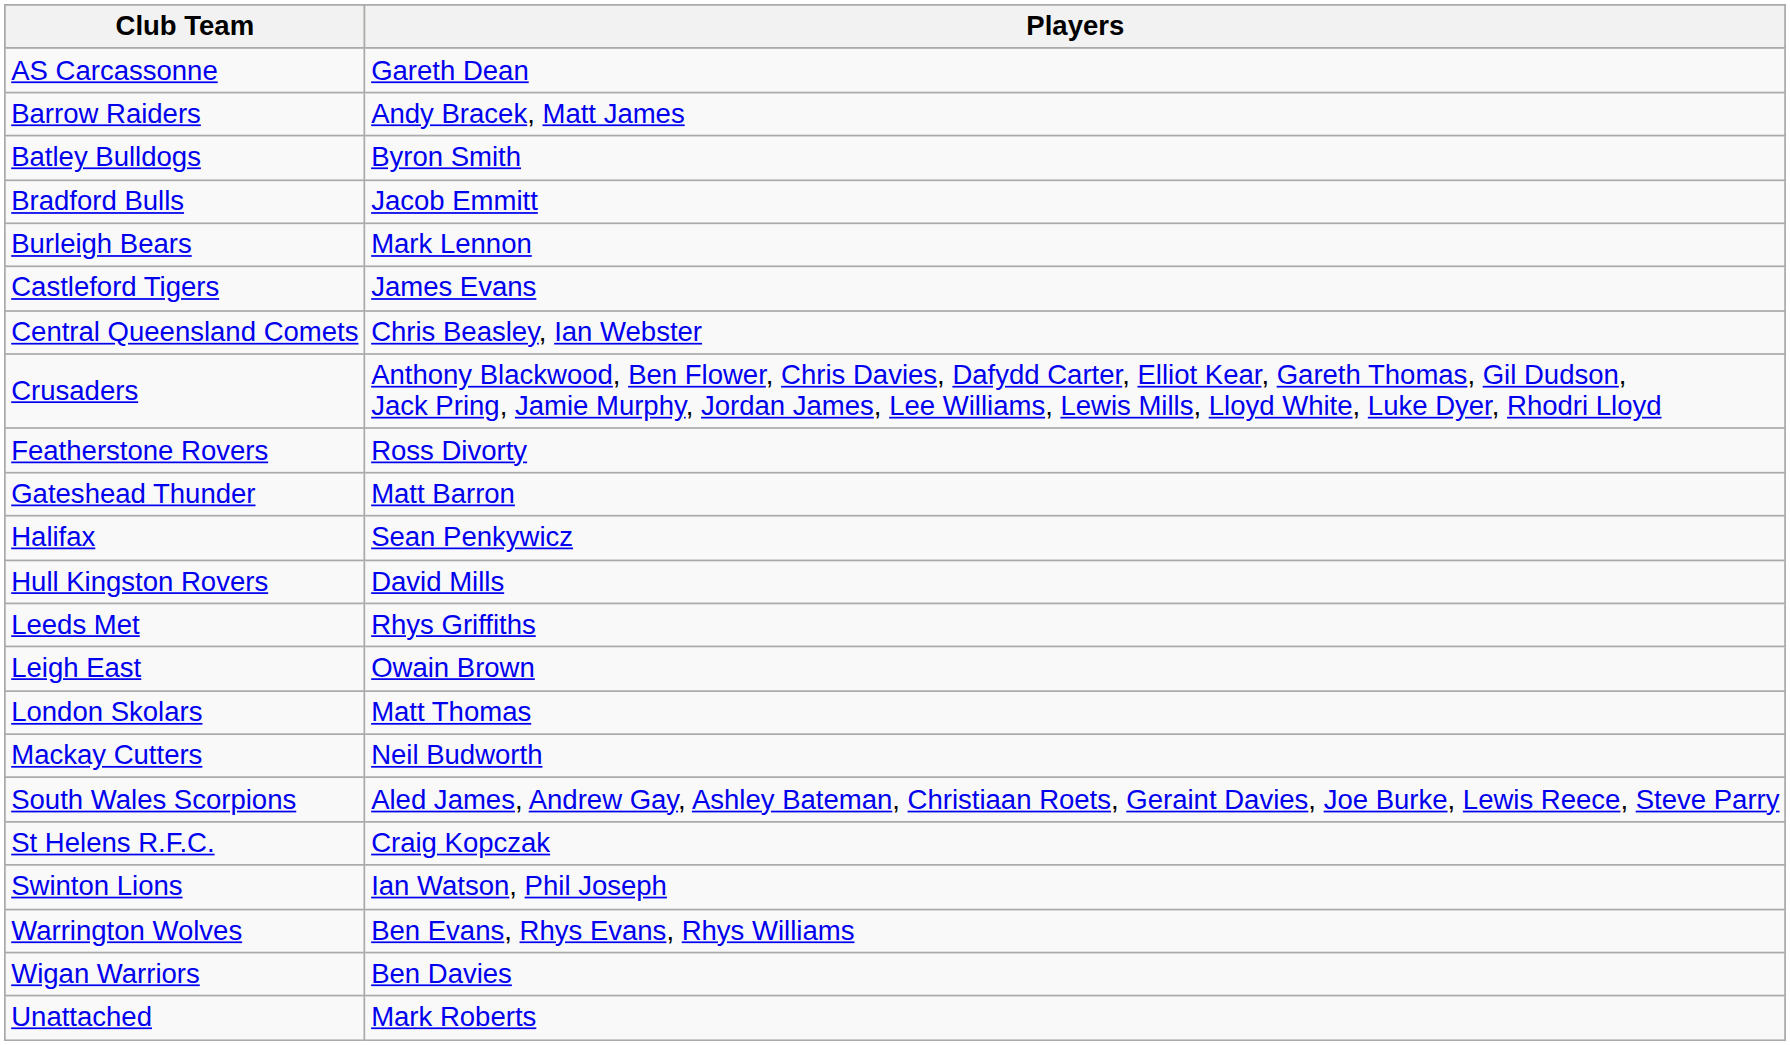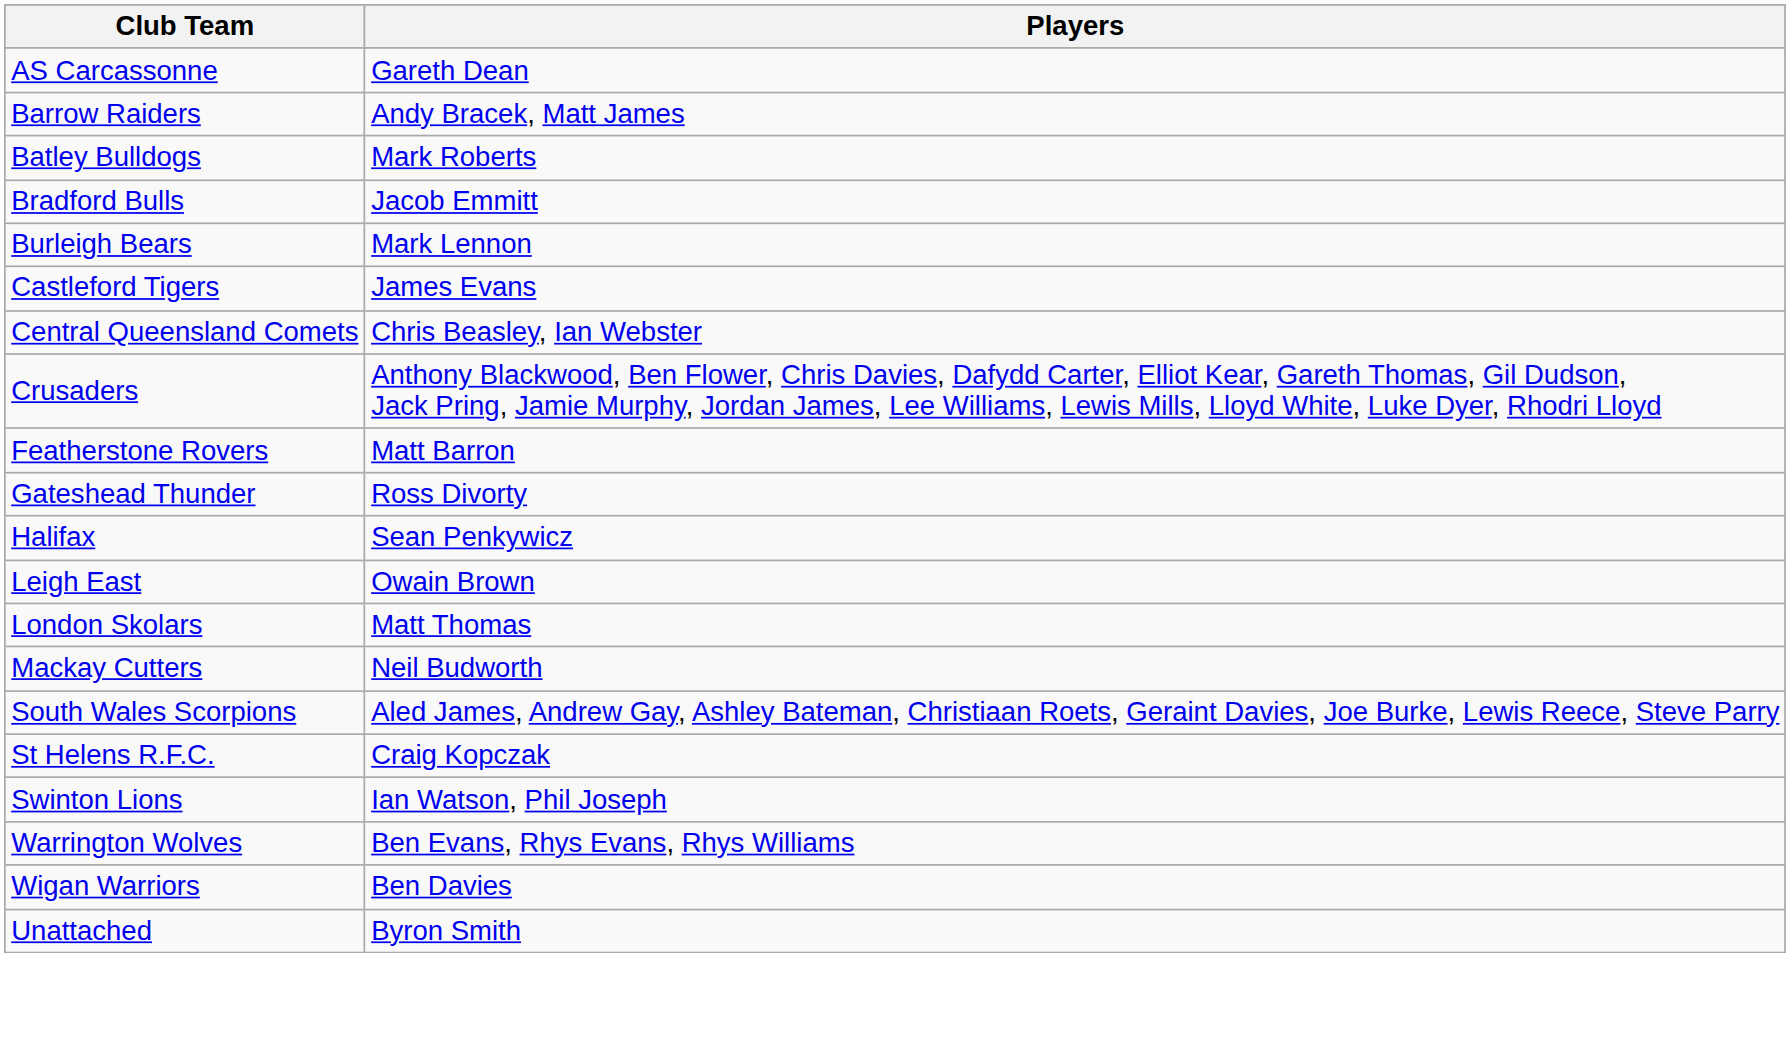(446, 157) Byron Smith -> (454, 157) Mark Roberts
(449, 450) Ross Divorty -> (443, 450) Matt Barron
(443, 493) Matt Barron -> (449, 493) Ross Divorty
- row: (140, 581)
- row: (75, 624)
(454, 1017) Mark Roberts -> (446, 930) Byron Smith
